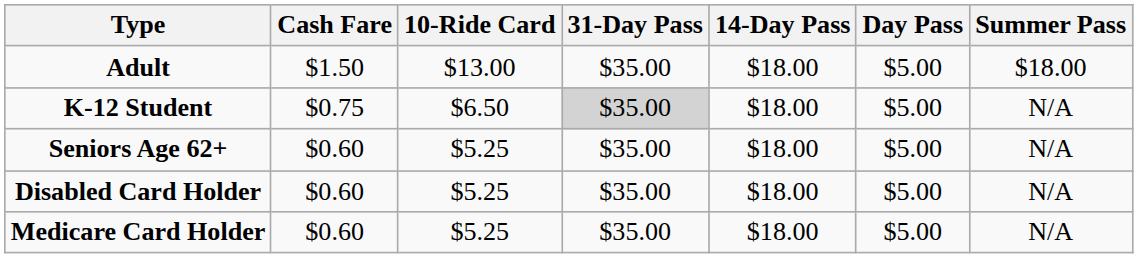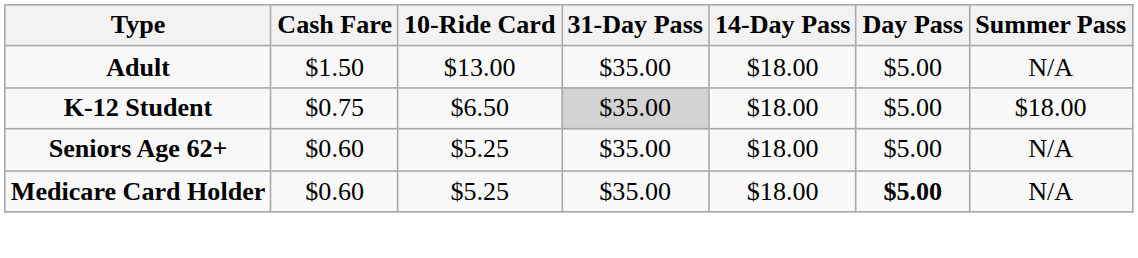(1051, 66) $18.00 -> (1051, 66) N/A
(1051, 107) N/A -> (1051, 107) $18.00
- row: (138, 190)
(913, 231) normal -> (913, 190) bold
